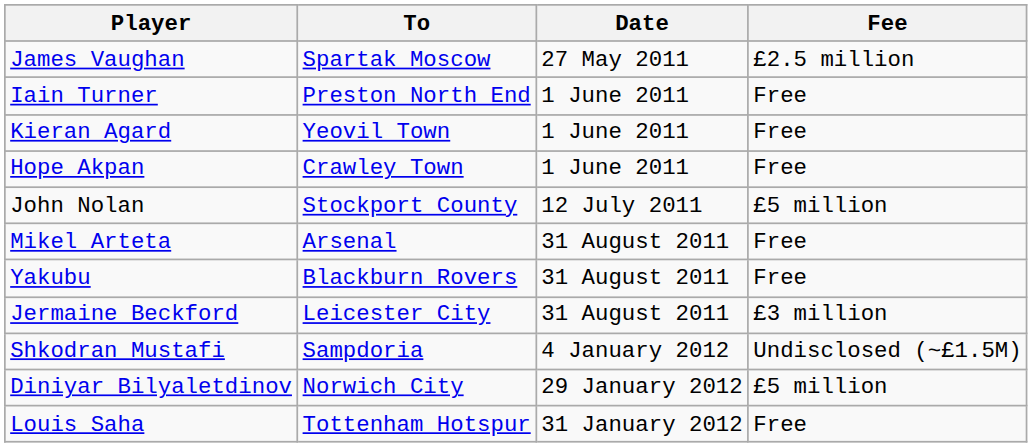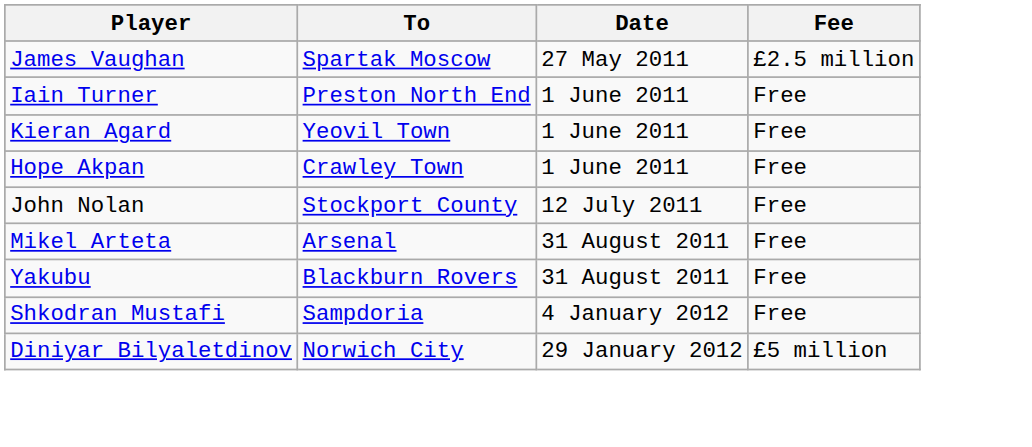(820, 205) £5 million -> (780, 205) Free
- row: (124, 315)
(887, 351) Undisclosed (~£1.5M) -> (780, 315) Free
- row: (77, 424)
